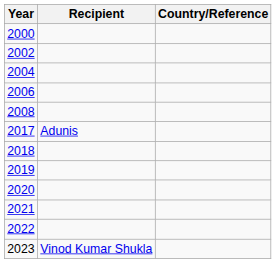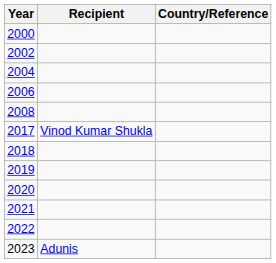(59, 131) Adunis -> (96, 131) Vinod Kumar Shukla
(96, 248) Vinod Kumar Shukla -> (59, 248) Adunis
